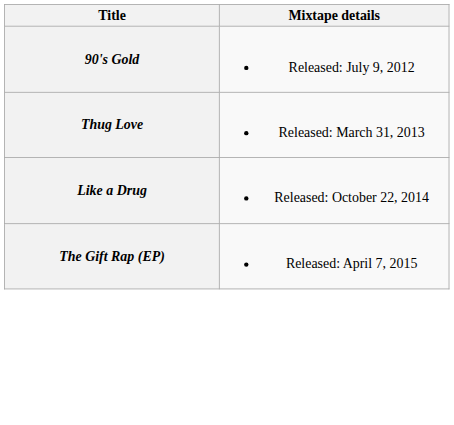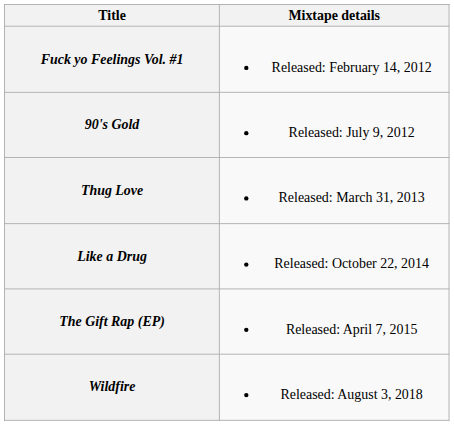+ row: (112, 59)
+ row: (112, 387)
